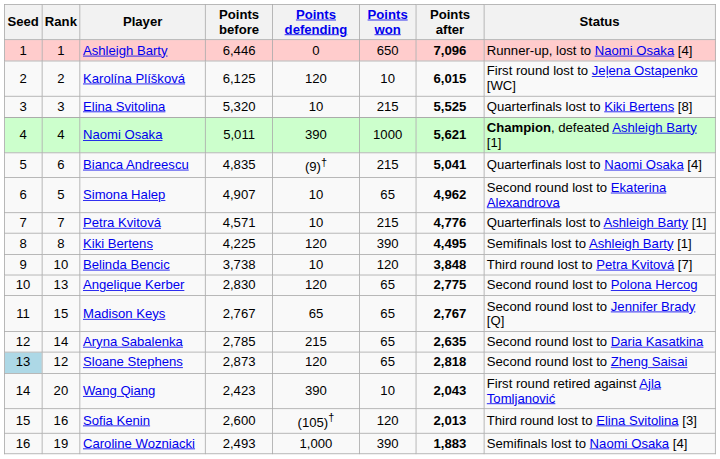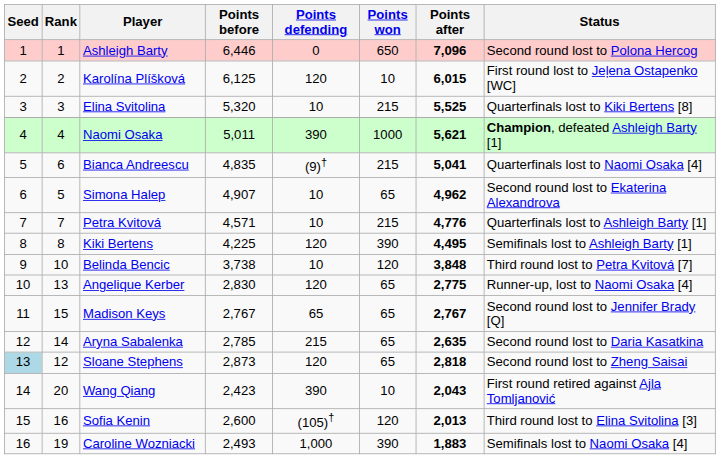(590, 50) Runner-up, lost to Naomi Osaka [4] -> (592, 50) Second round lost to Polona Hercog
(592, 285) Second round lost to Polona Hercog -> (590, 285) Runner-up, lost to Naomi Osaka [4]
